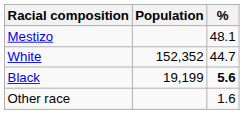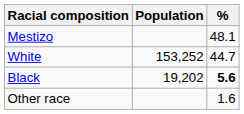(180, 57) 152,352 -> (180, 57) 153,252
(183, 78) 19,199 -> (183, 78) 19,202
